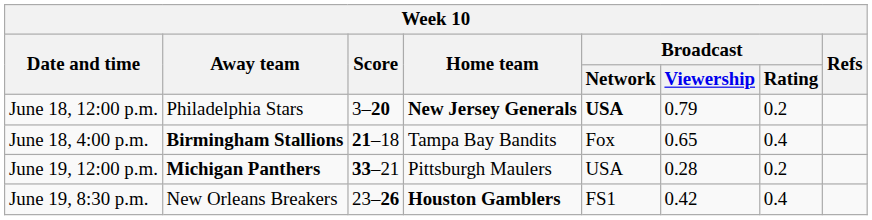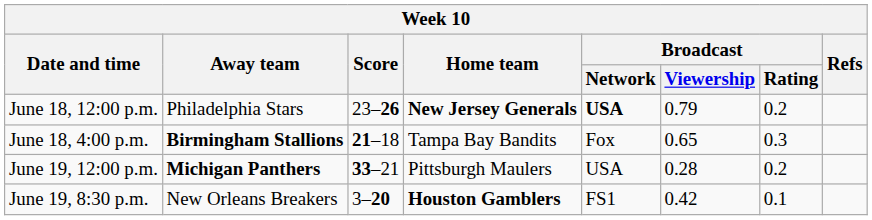(371, 109) 3–20 -> (376, 109) 23–26
(775, 139) 0.4 -> (775, 139) 0.3
(376, 199) 23–26 -> (371, 199) 3–20
(775, 199) 0.4 -> (775, 199) 0.1
